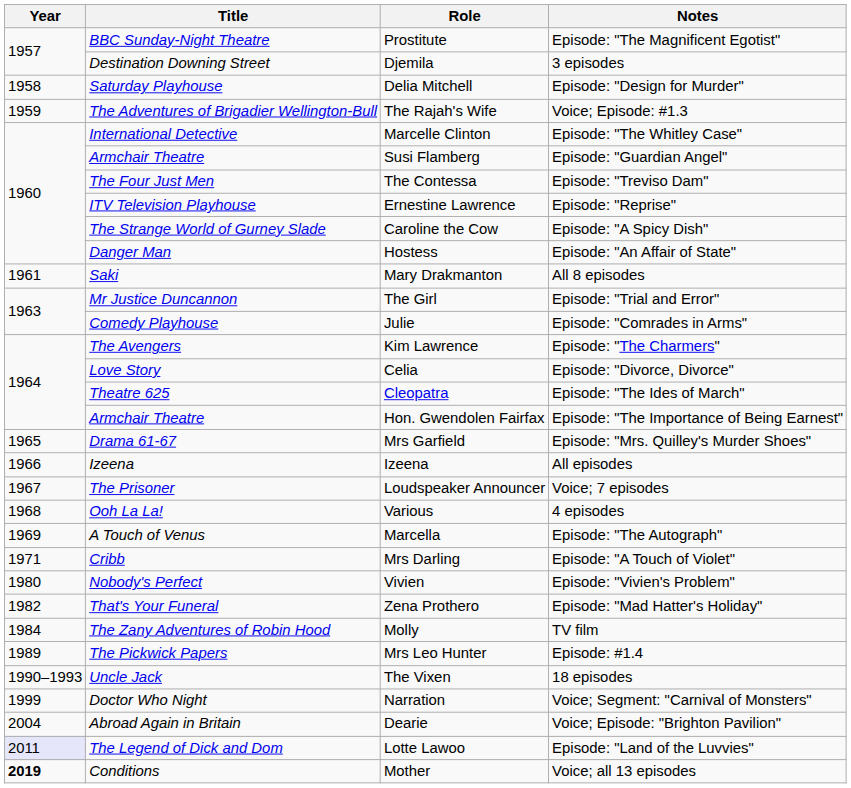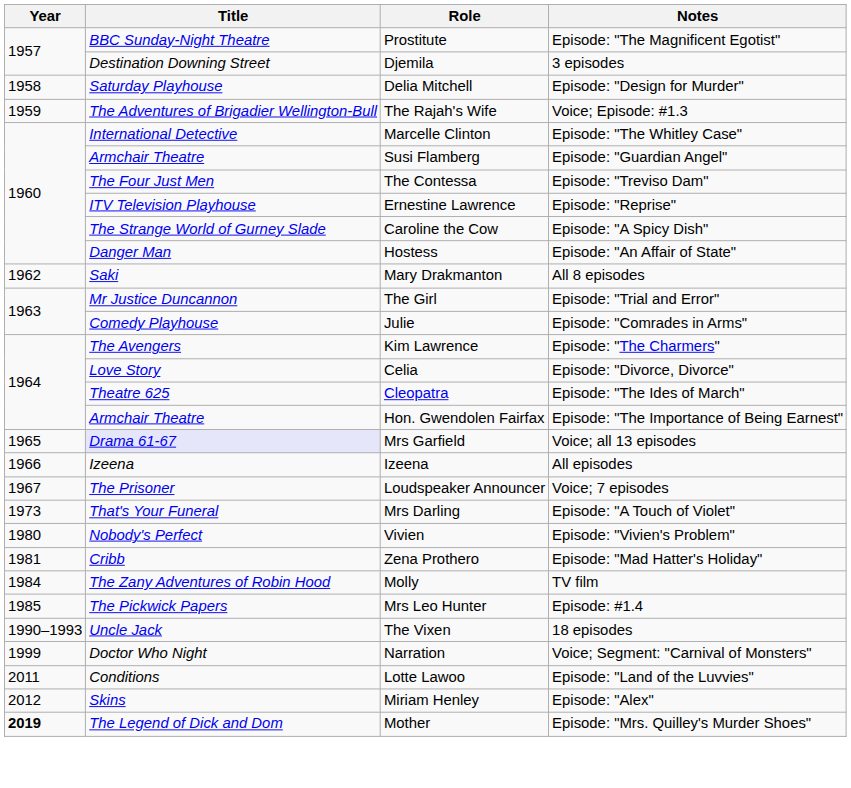(24, 275) 1961 -> (24, 275) 1962
(133, 441) no background -> (133, 441) lavender background
(682, 441) Episode: "Mrs. Quilley's Murder Shoes" -> (624, 441) Voice; all 13 episodes
- row: (409, 511)
- row: (412, 535)
(24, 559) 1971 -> (24, 511) 1973
(107, 559) Cribb -> (154, 511) That's Your Funeral
(24, 606) 1982 -> (24, 559) 1981
(154, 606) That's Your Funeral -> (107, 559) Cribb
(24, 653) 1989 -> (24, 606) 1985
- row: (406, 724)
(24, 747) lavender background -> (24, 677) no background
(186, 747) The Legend of Dick and Dom -> (124, 677) Conditions
+ row: (431, 700)
(124, 771) Conditions -> (186, 724) The Legend of Dick and Dom
(624, 771) Voice; all 13 episodes -> (682, 724) Episode: "Mrs. Quilley's Murder Shoes"
